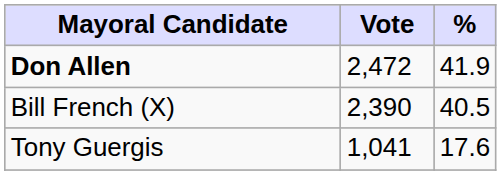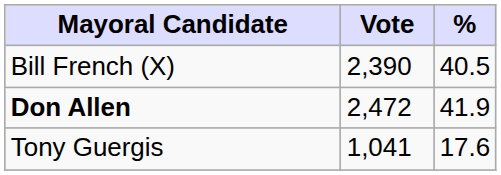rows swapped: (71, 66) <-> (93, 107)
